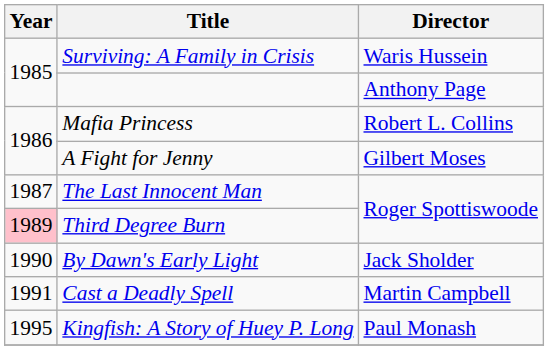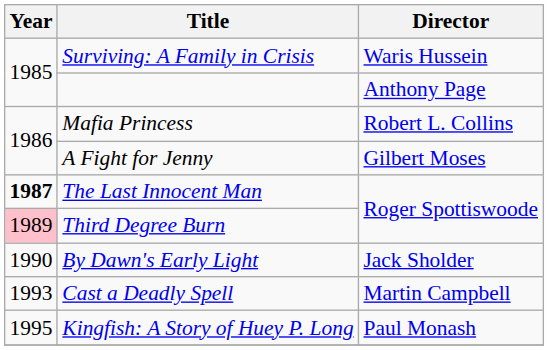(31, 191) normal -> (31, 191) bold
(31, 293) 1991 -> (31, 293) 1993
